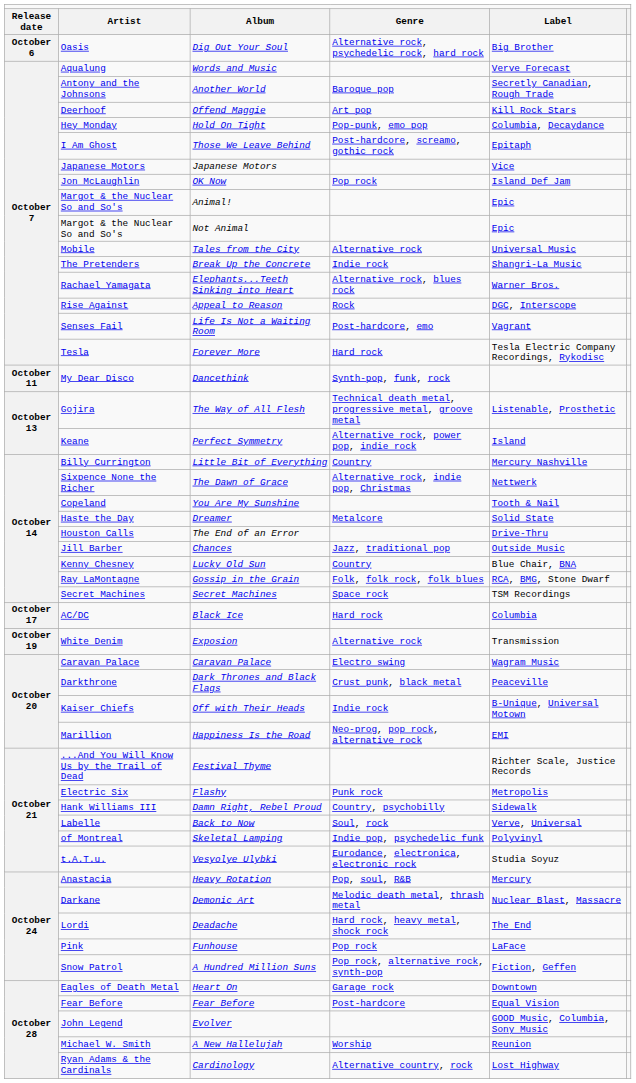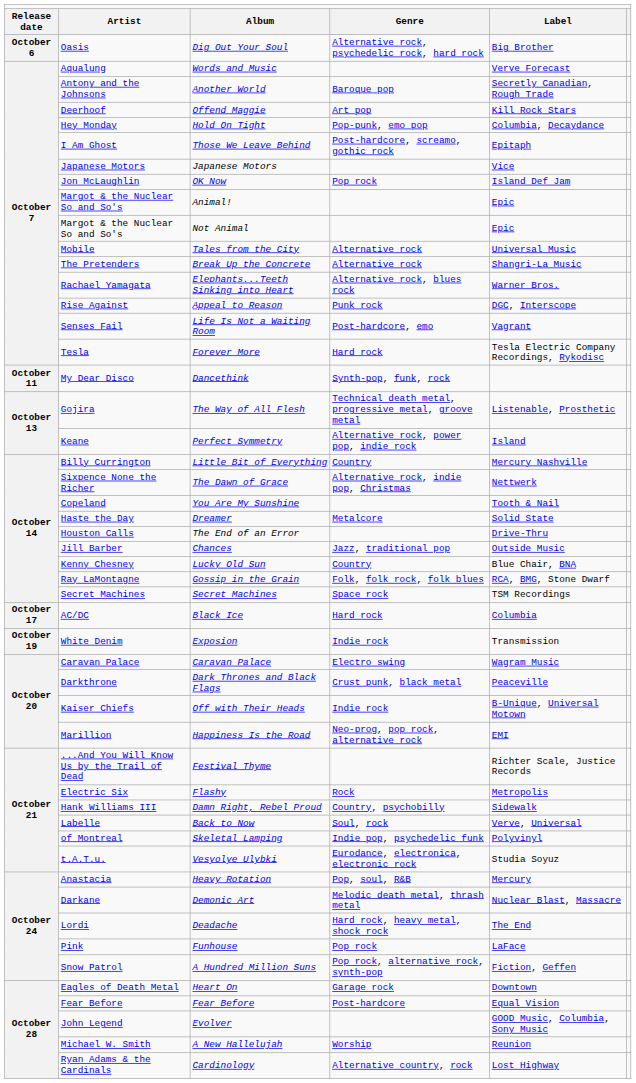(360, 264) Indie rock -> (377, 264) Alternative rock
(343, 306) Rock -> (357, 306) Punk rock
(377, 641) Alternative rock -> (360, 641) Indie rock
(357, 792) Punk rock -> (343, 792) Rock
